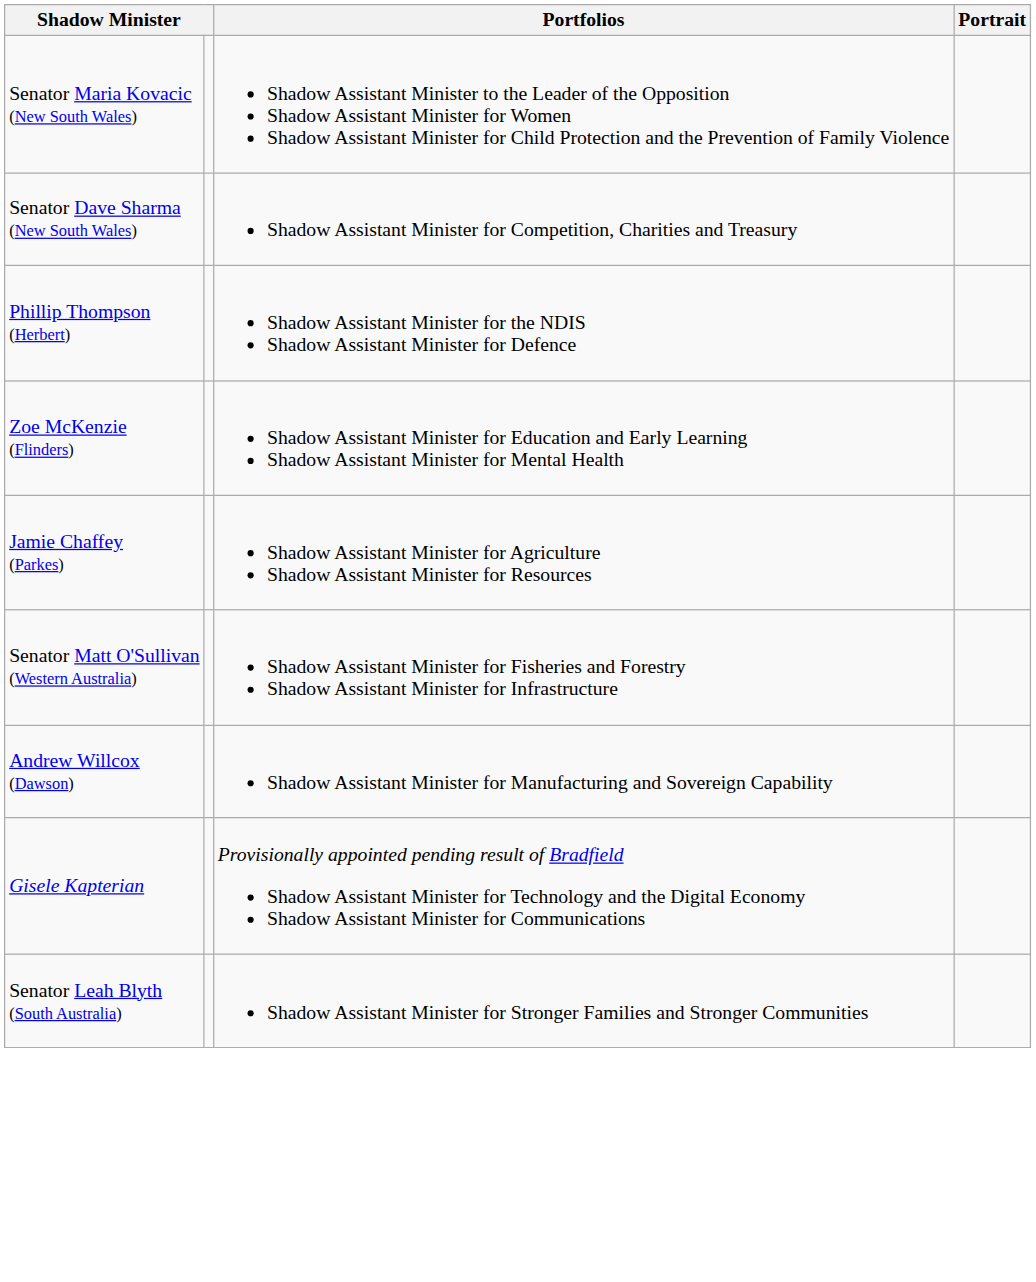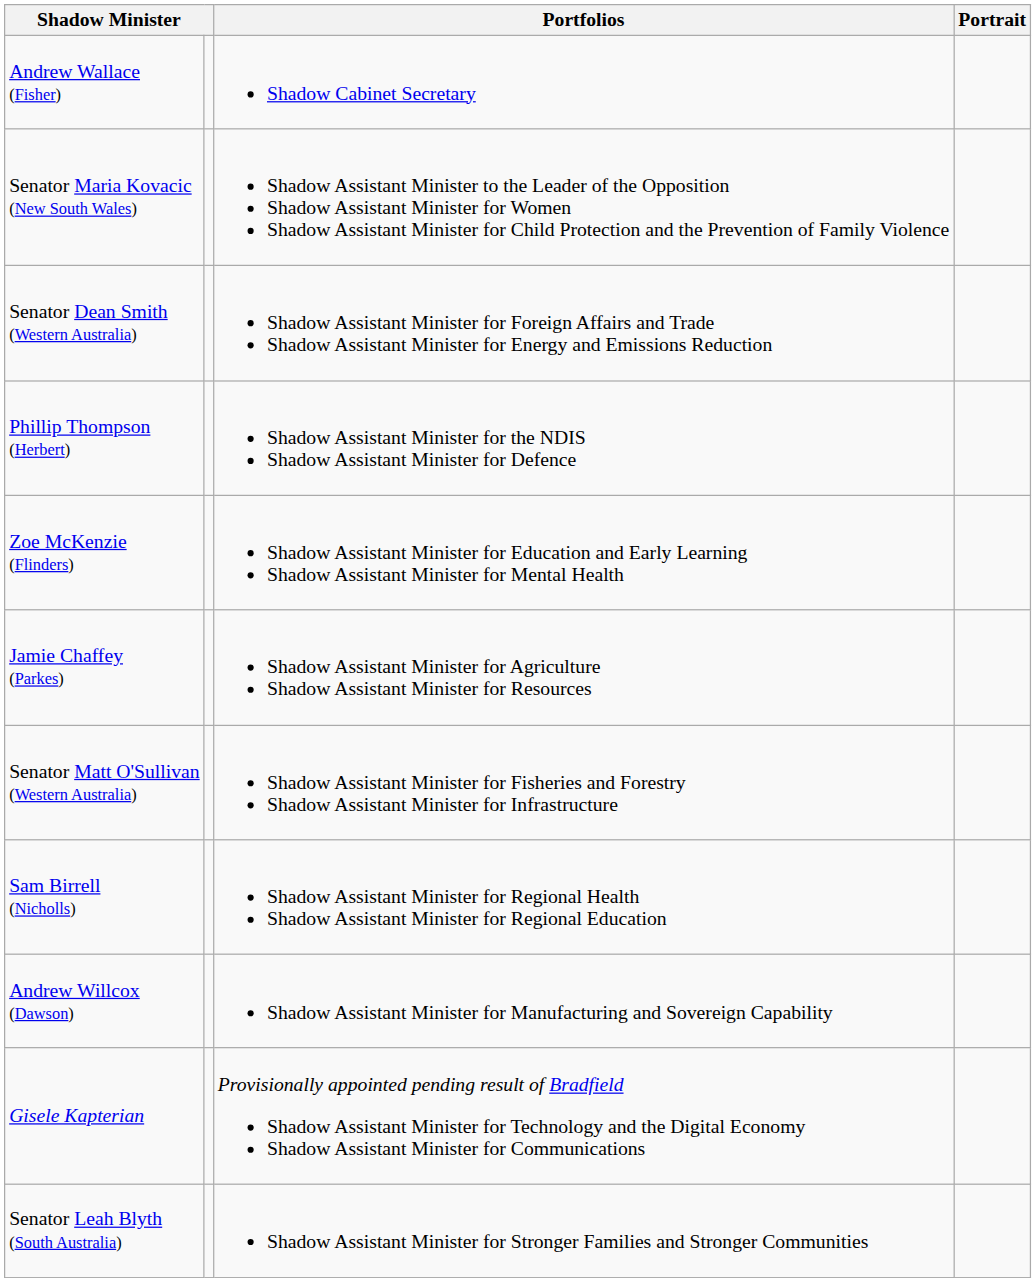+ row: (75, 82)
- row: (95, 219)
+ row: (88, 322)
+ row: (55, 897)
